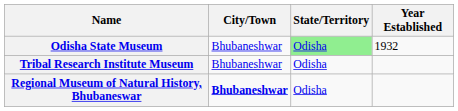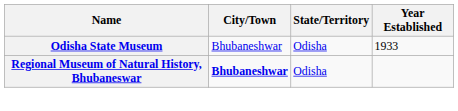(310, 45) lightgreen background -> (310, 45) no background
(386, 45) 1932 -> (386, 45) 1933
- row: (107, 64)
